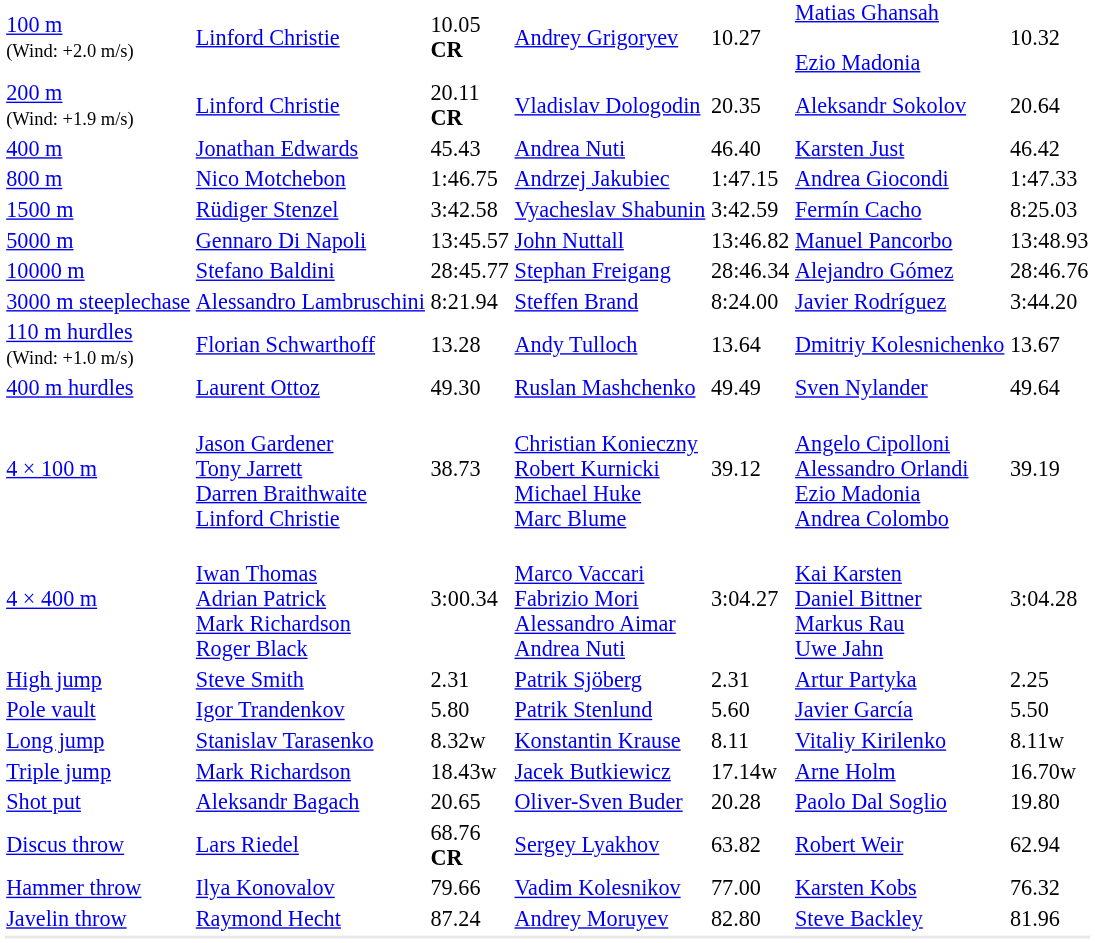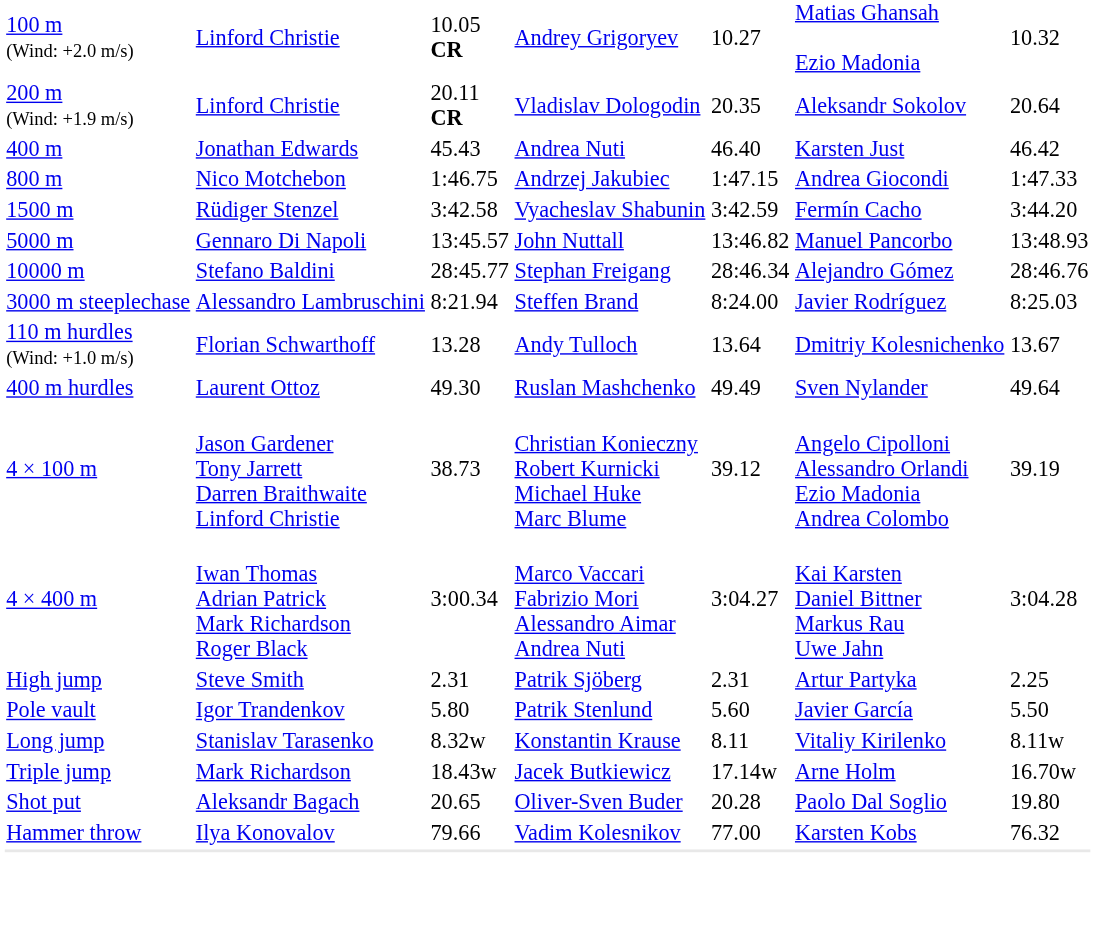(1044, 209) 8:25.03 -> (1044, 209) 3:44.20
(1044, 301) 3:44.20 -> (1044, 301) 8:25.03
- row: (65, 845)
- row: (66, 918)
